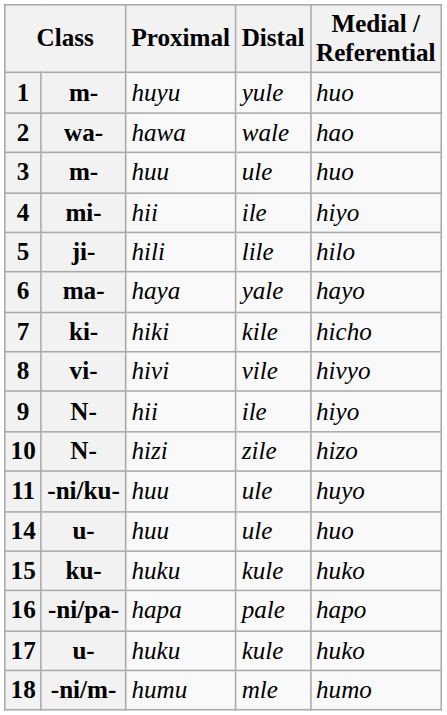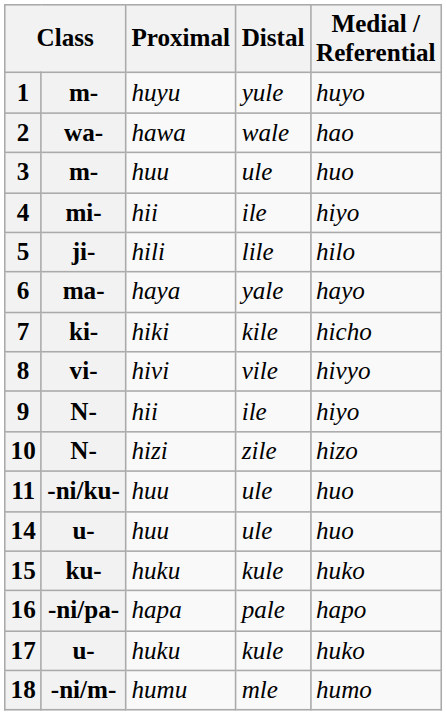(335, 92) huo -> (340, 92) huyo
(340, 490) huyo -> (335, 490) huo
